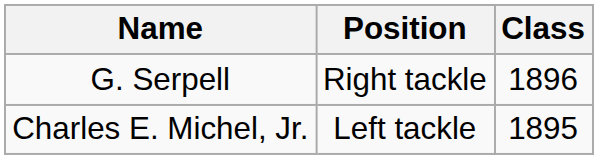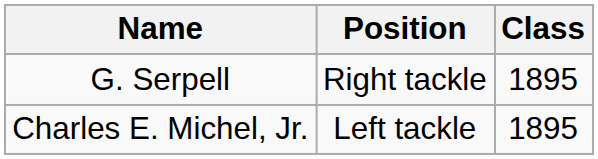(543, 79) 1896 -> (543, 79) 1895
